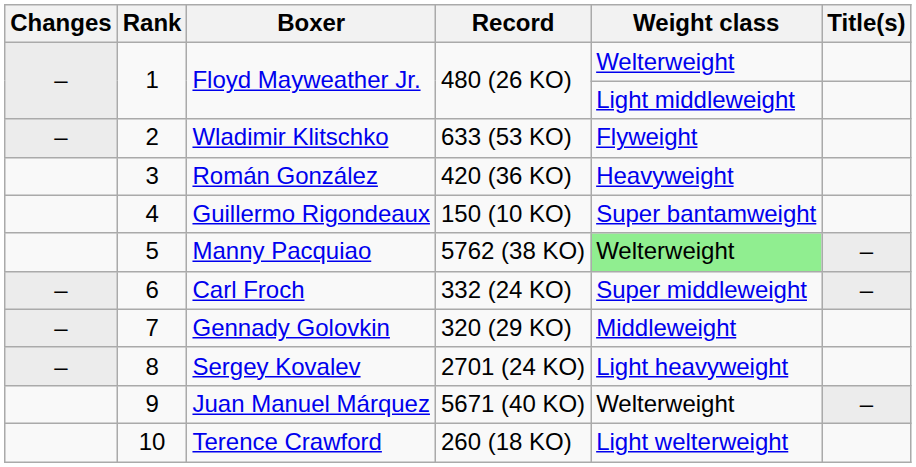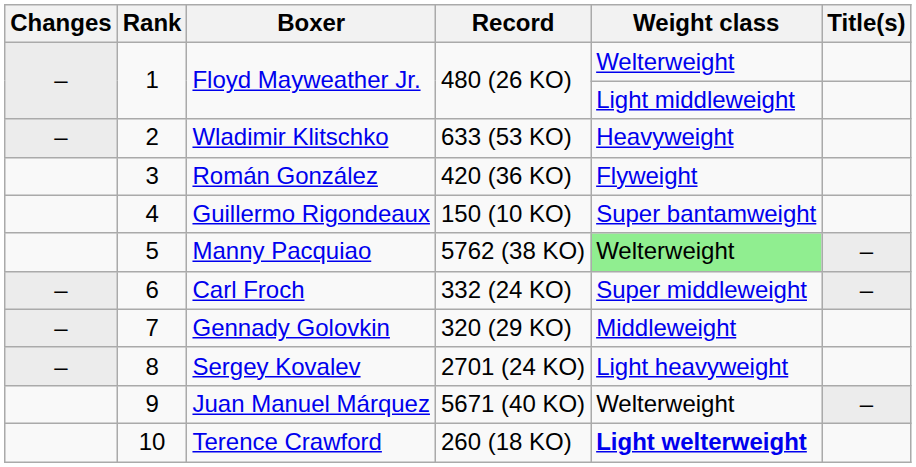(647, 137) Flyweight -> (665, 137) Heavyweight
(665, 175) Heavyweight -> (647, 175) Flyweight
(692, 442) normal -> (701, 442) bold
